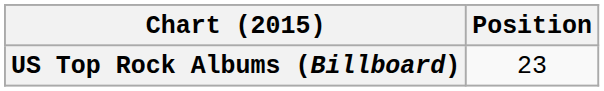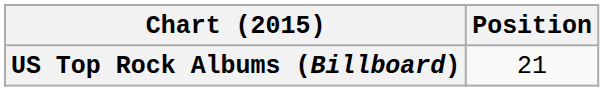(532, 66) 23 -> (532, 66) 21
